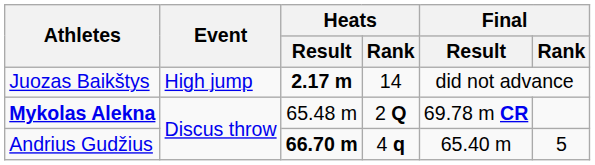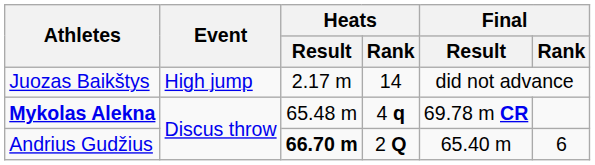(322, 82) bold -> (322, 82) normal
(391, 113) 2 Q -> (391, 113) 4 q
(391, 144) 4 q -> (391, 144) 2 Q
(561, 144) 5 -> (561, 144) 6
